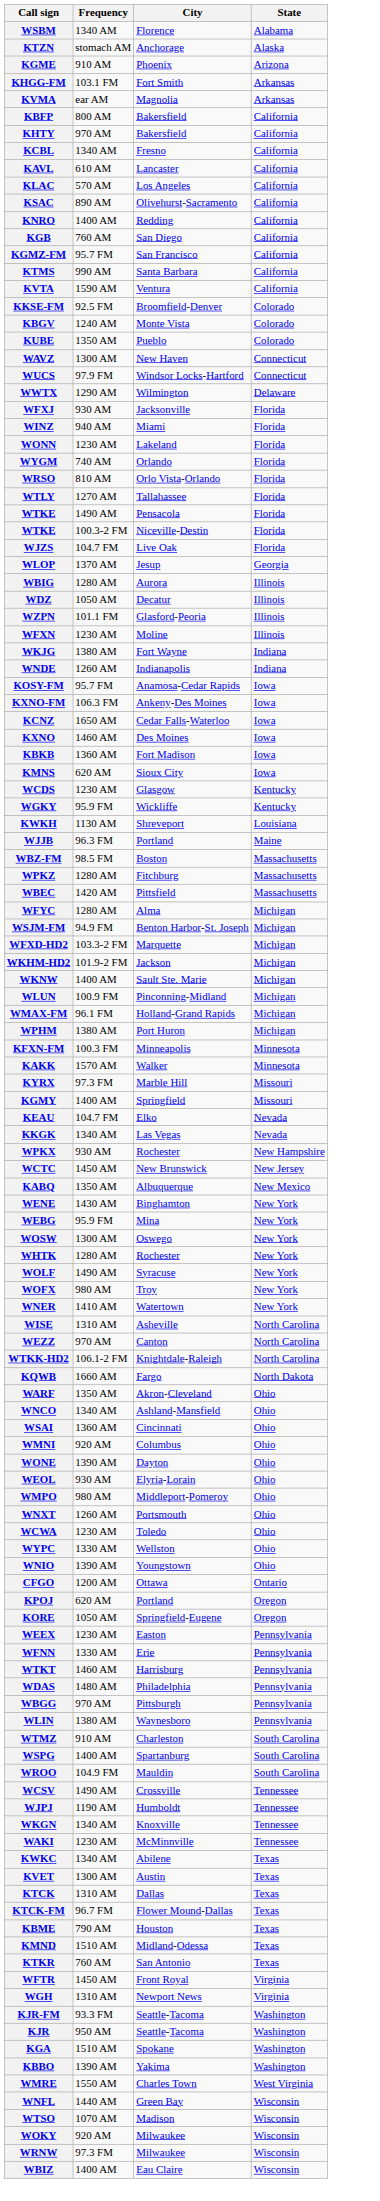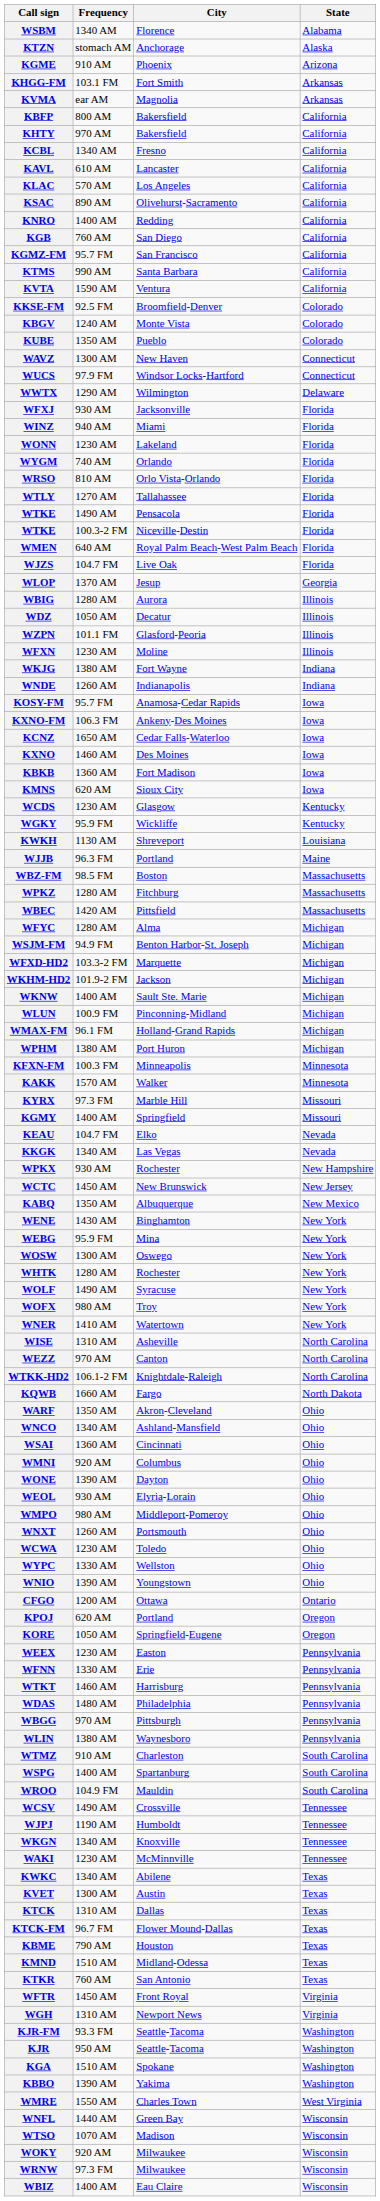+ row: (39, 548)
